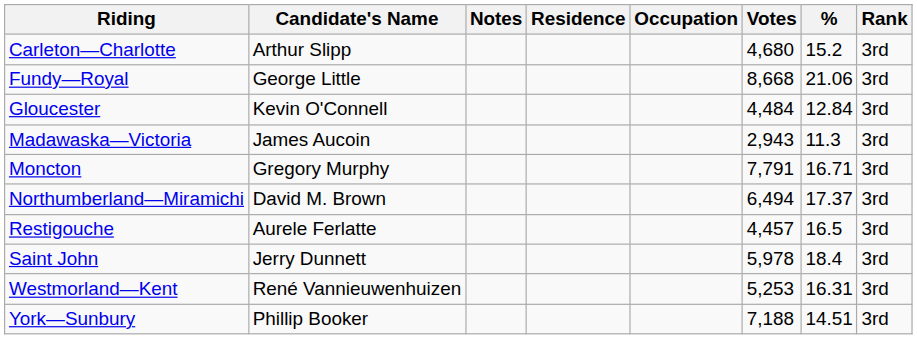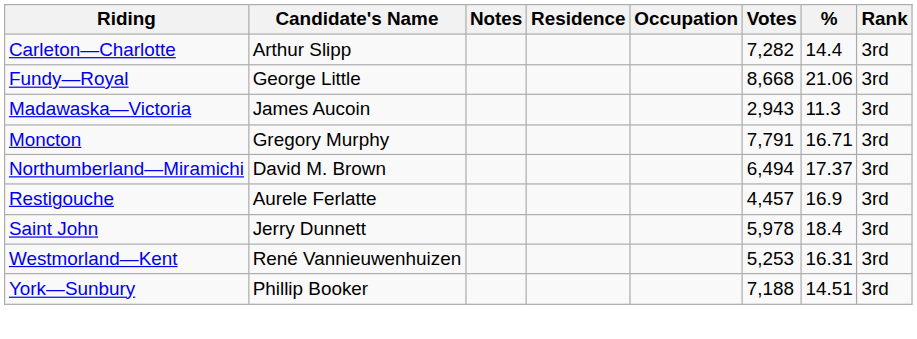(770, 49) 4,680 -> (770, 49) 7,282
(824, 49) 15.2 -> (824, 49) 14.4
- row: (55, 109)
(824, 229) 16.5 -> (824, 199) 16.9
